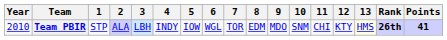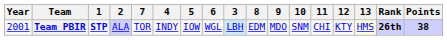columns swapped: (142, 12) <-> (235, 12)
(18, 28) 2010 -> (18, 28) 2001
(99, 28) normal -> (99, 28) bold
(423, 28) 41 -> (423, 28) 38
